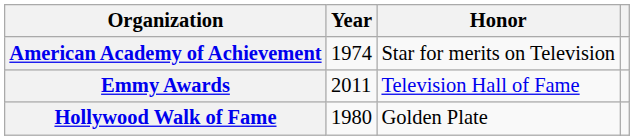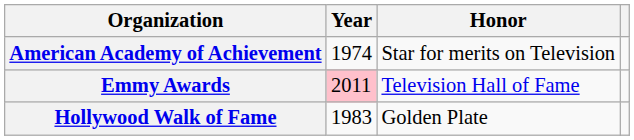(351, 85) no background -> (351, 85) pink background
(352, 118) 1980 -> (352, 118) 1983
